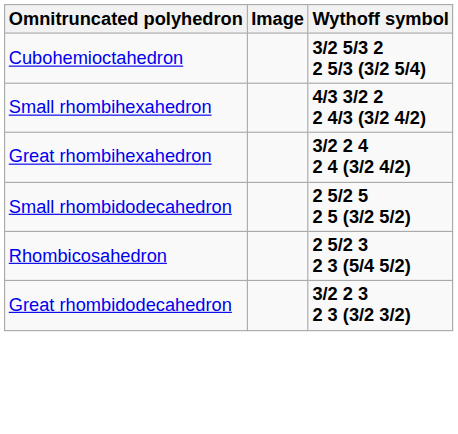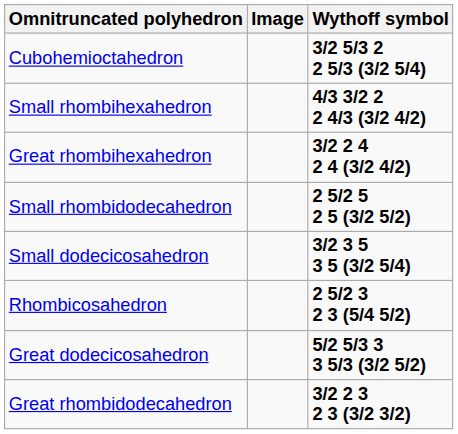+ row: (109, 255)
+ row: (109, 354)
